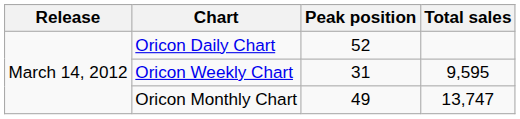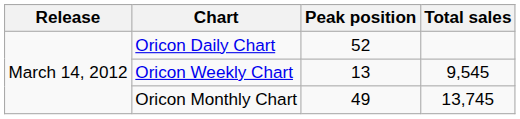(361, 72) 31 -> (361, 72) 13
(468, 72) 9,595 -> (468, 72) 9,545
(468, 99) 13,747 -> (468, 99) 13,745
